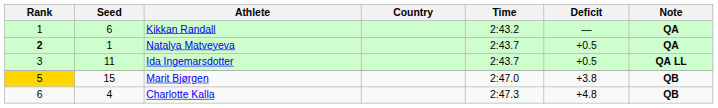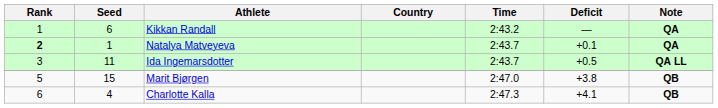(586, 45) +0.5 -> (586, 45) +0.1
(40, 78) gold background -> (40, 78) no background
(586, 95) +4.8 -> (586, 95) +4.1
